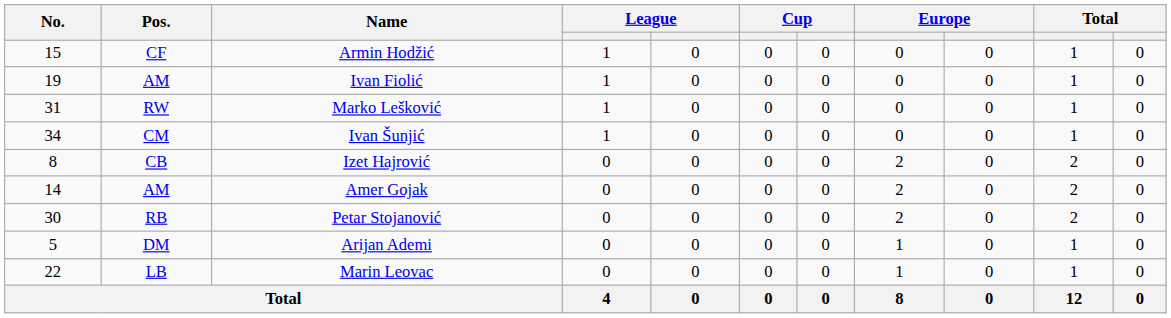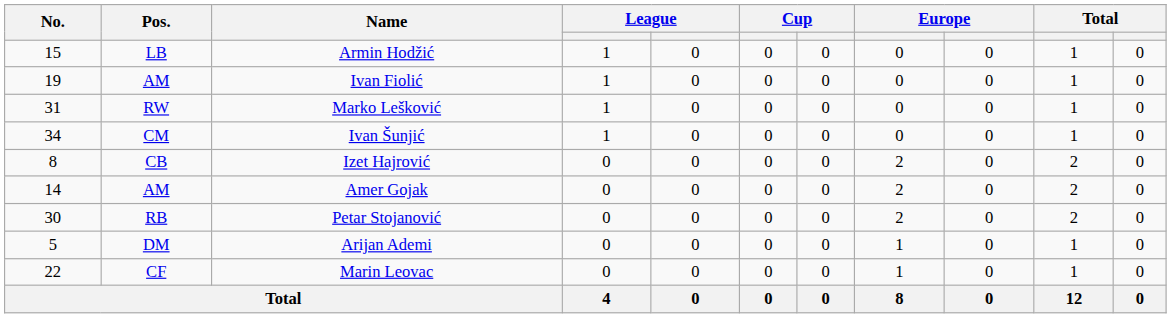(156, 53) CF -> (156, 53) LB
(156, 272) LB -> (156, 272) CF
